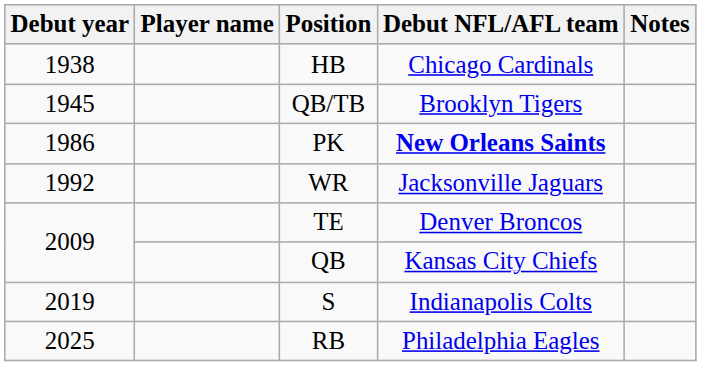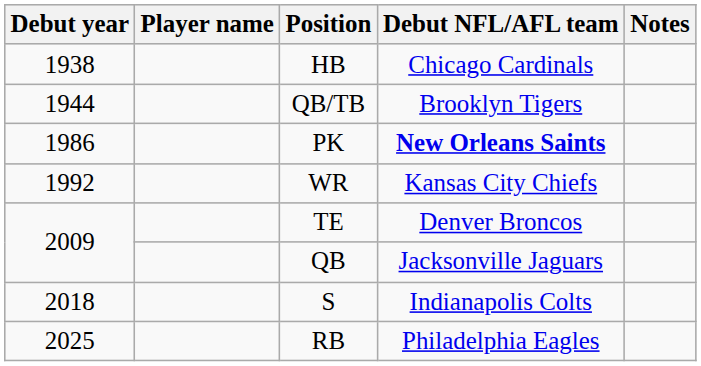(70, 103) 1945 -> (70, 103) 1944
(501, 182) Jacksonville Jaguars -> (501, 182) Kansas City Chiefs
(501, 261) Kansas City Chiefs -> (501, 261) Jacksonville Jaguars
(70, 301) 2019 -> (70, 301) 2018
